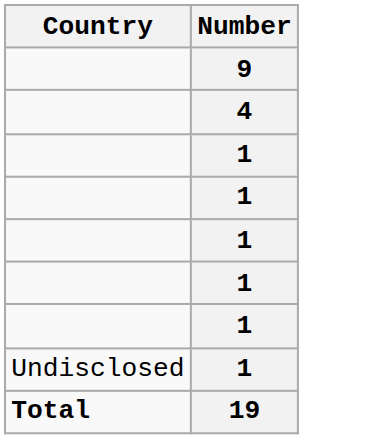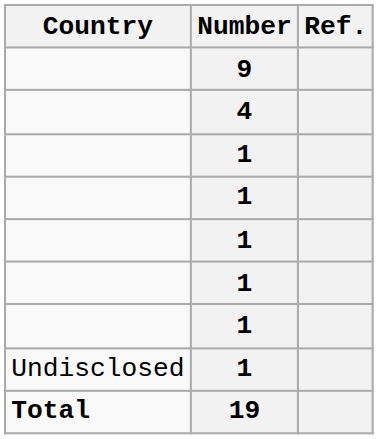+ column: (336, 26)
